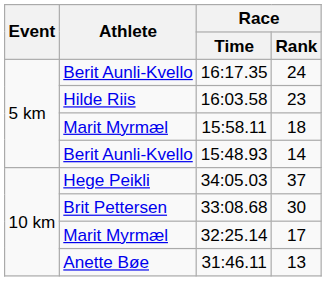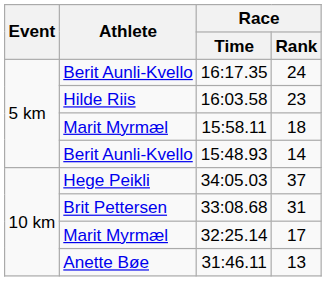(296, 208) 30 -> (296, 208) 31
